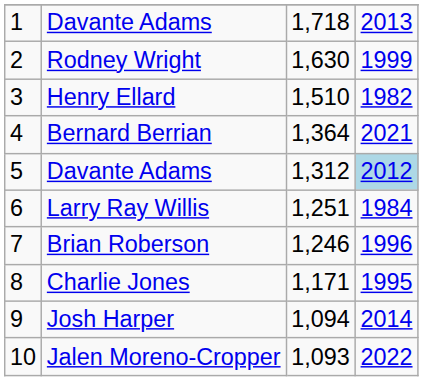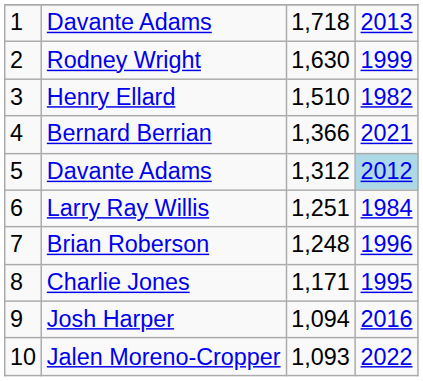(321, 134) 1,364 -> (321, 134) 1,366
(321, 245) 1,246 -> (321, 245) 1,248
(387, 319) 2014 -> (387, 319) 2016
